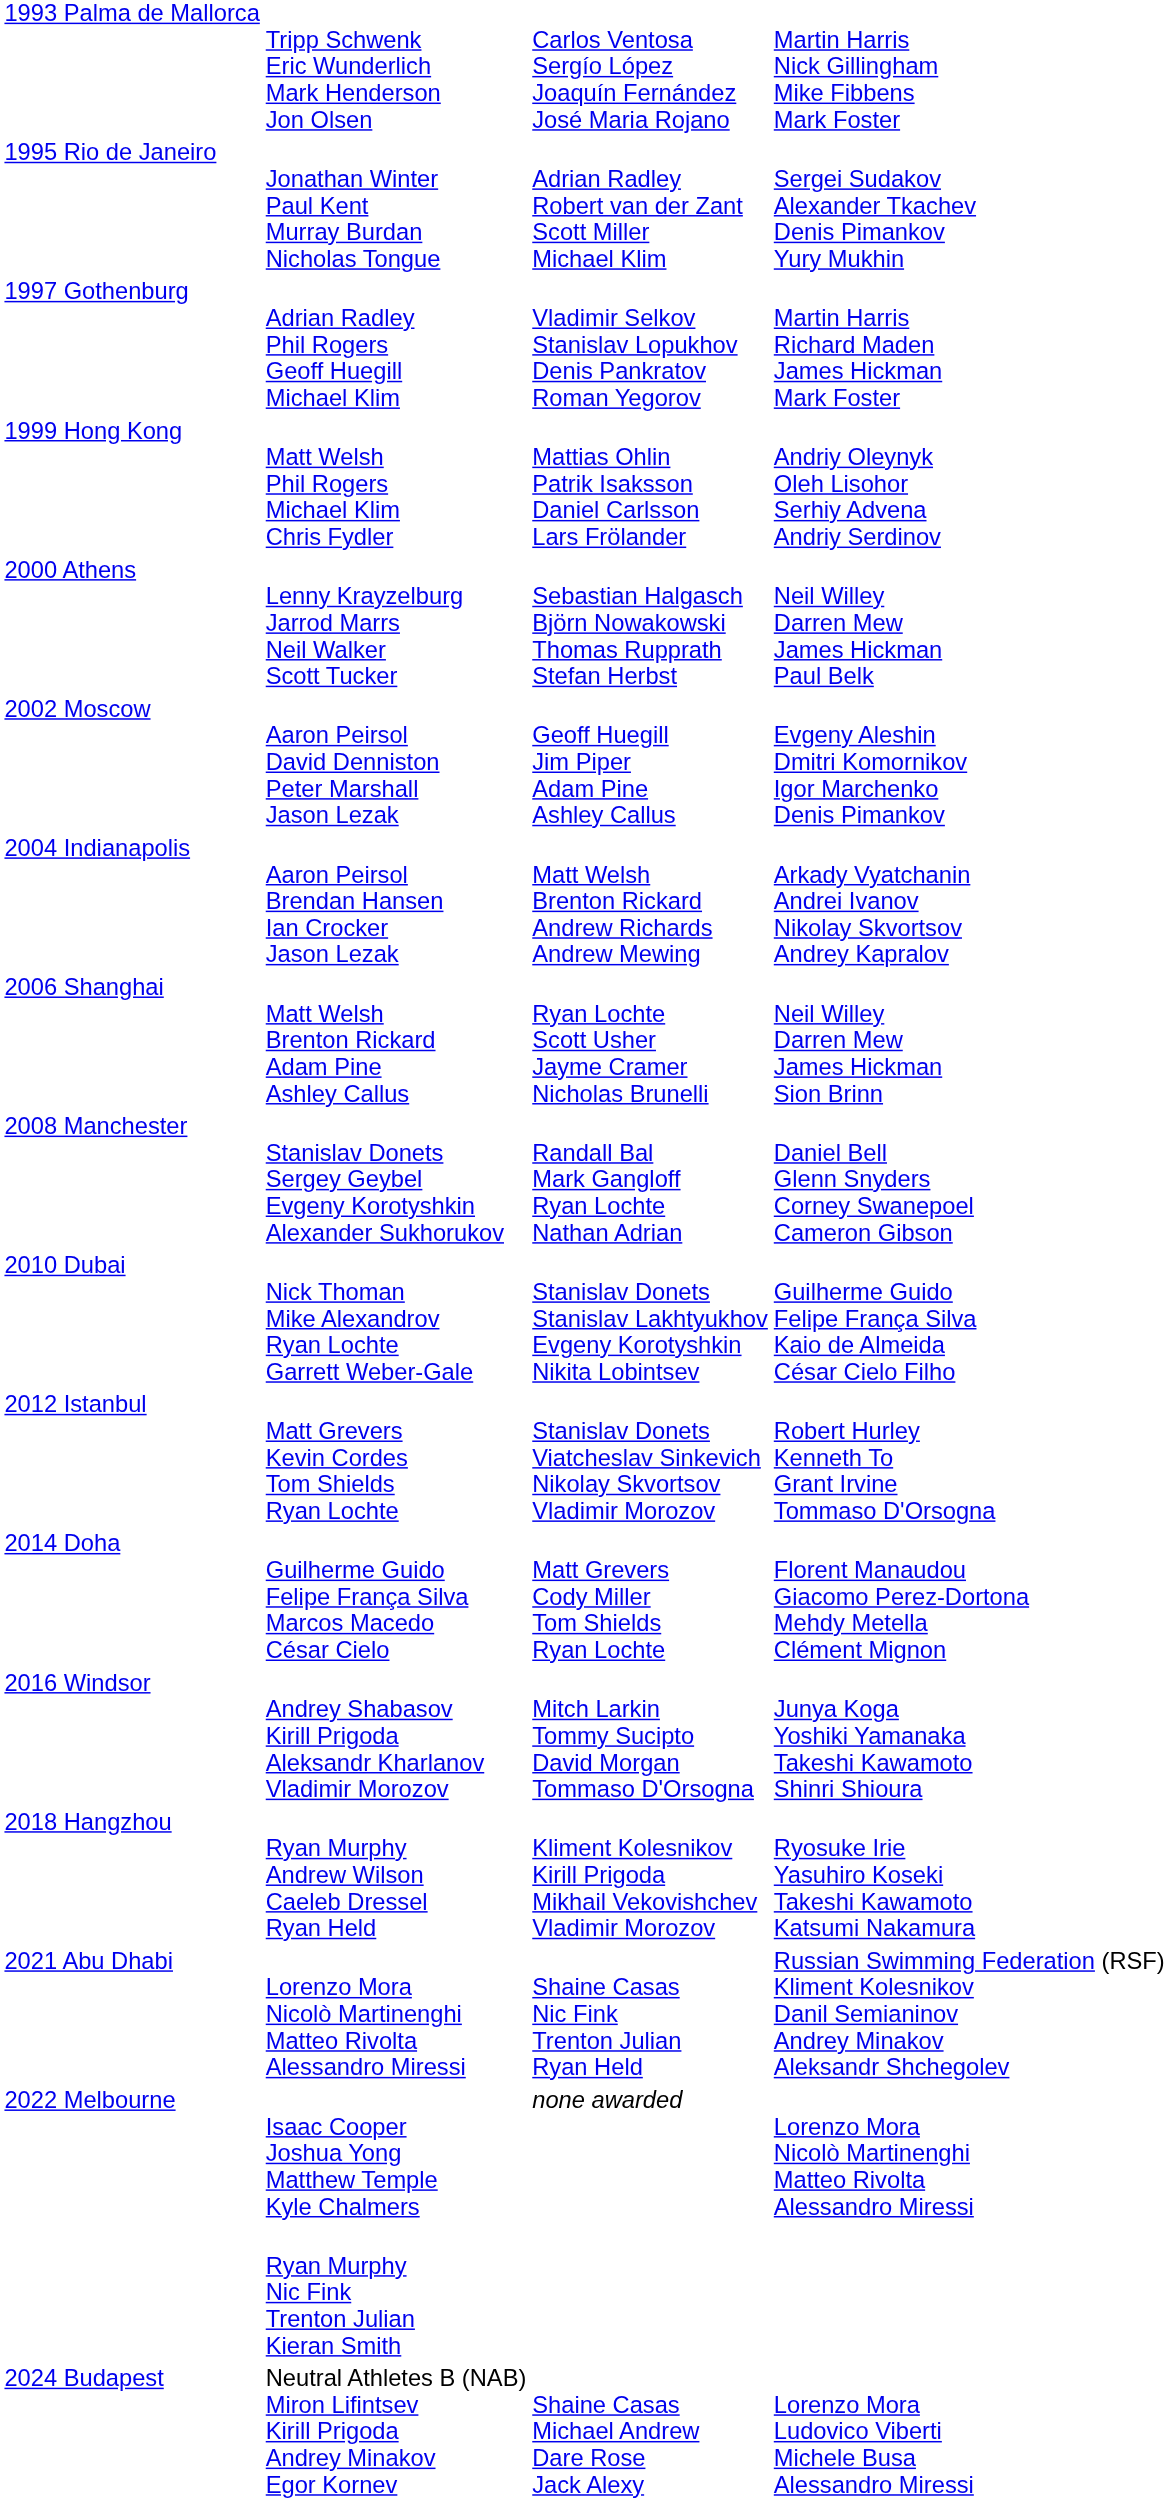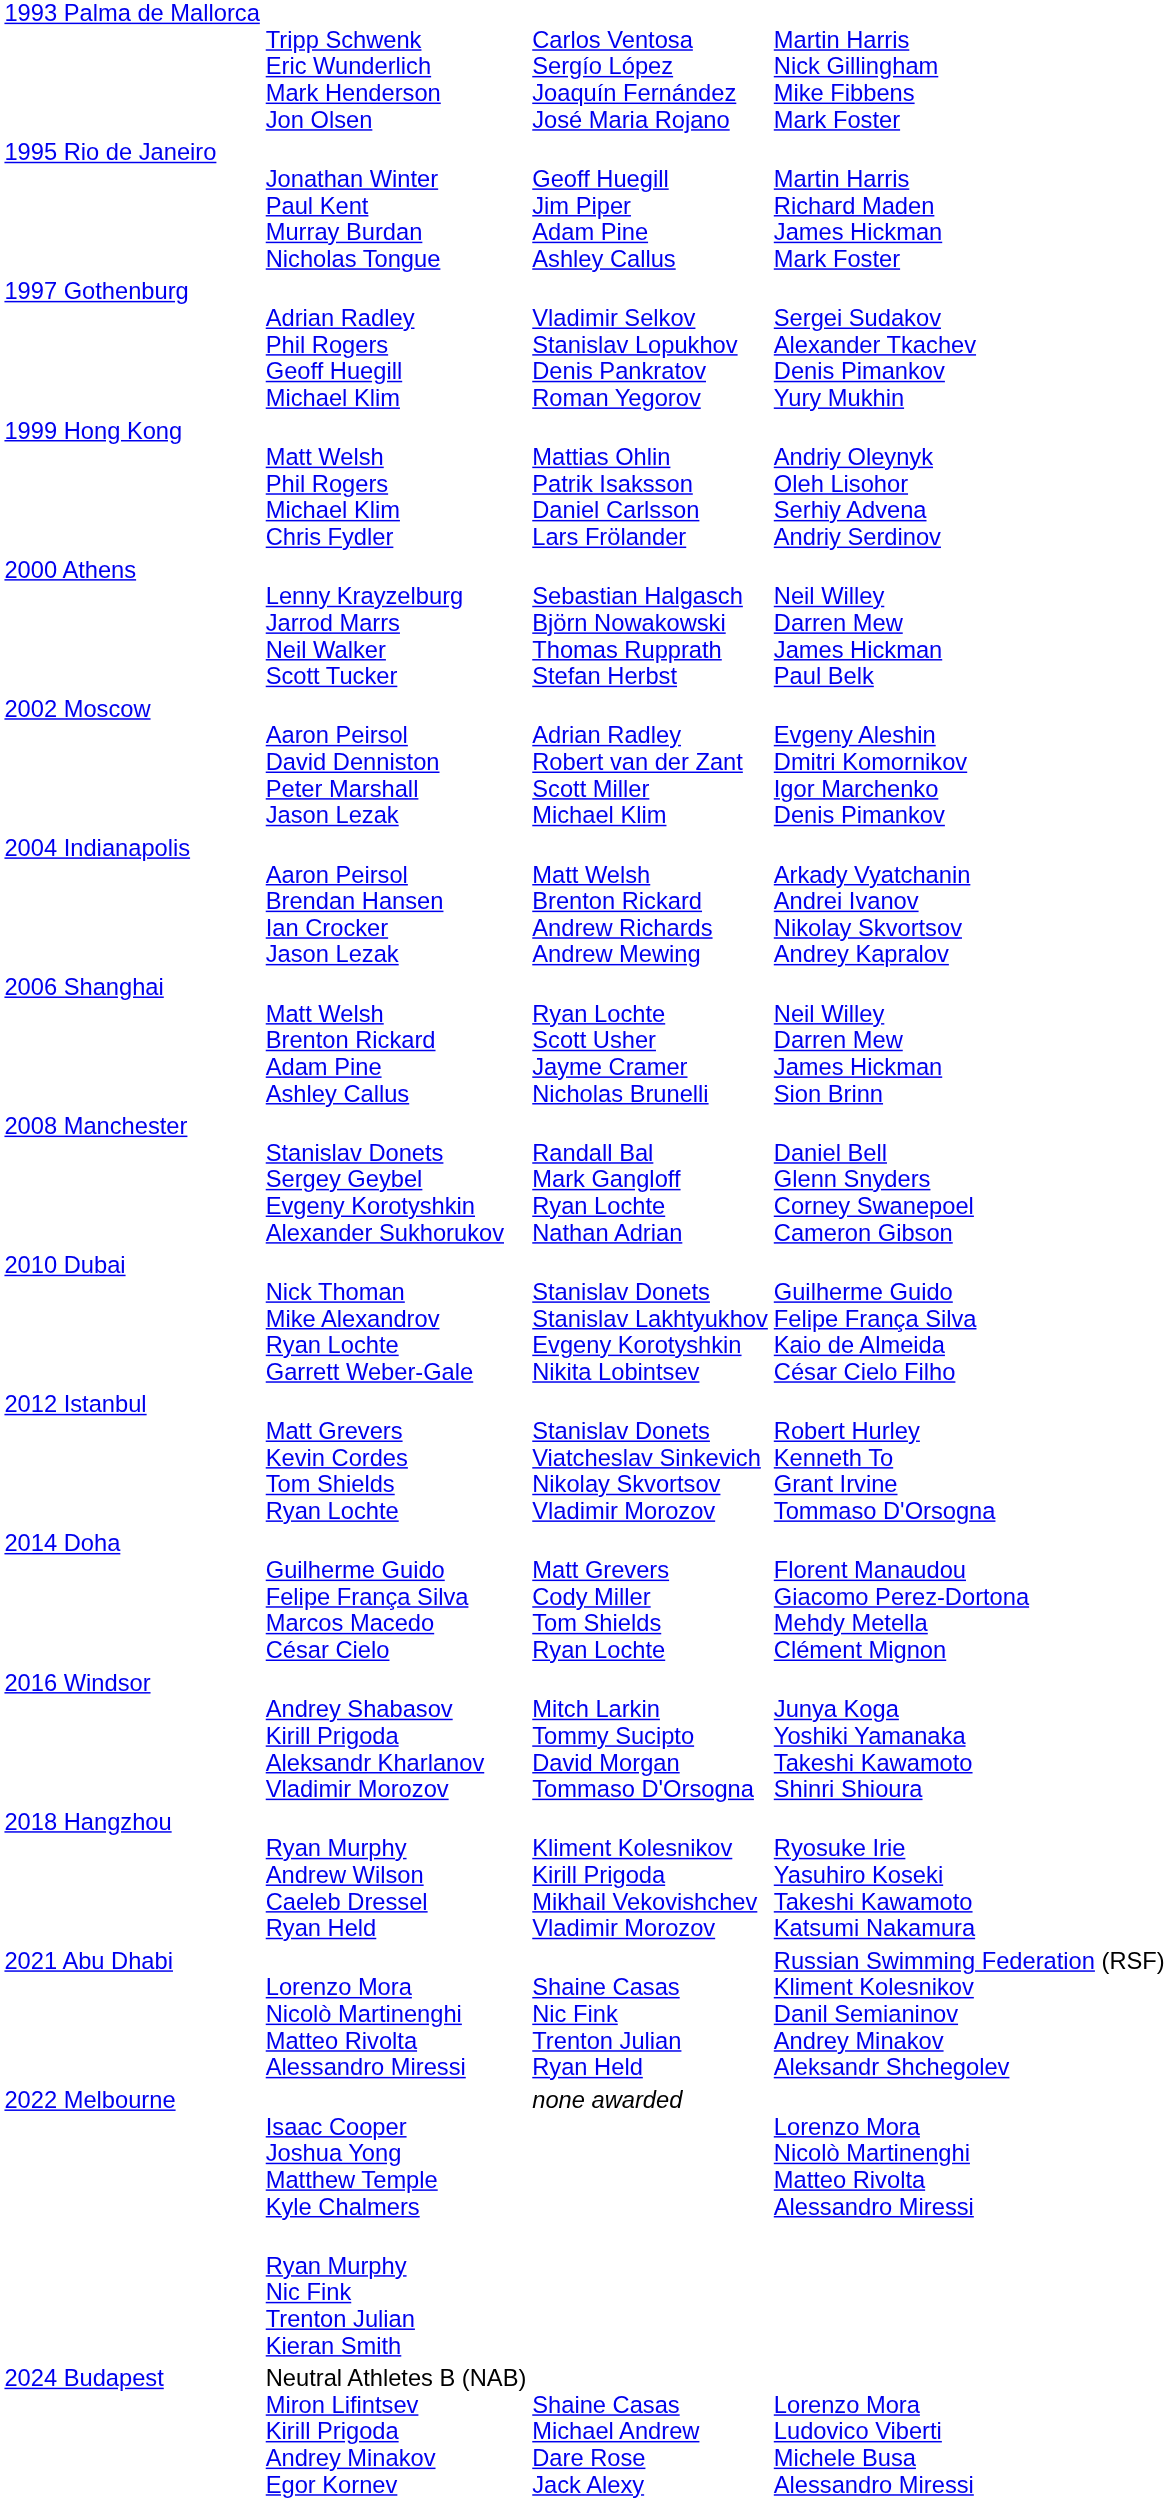(638, 219) Adrian Radley Robert van der Zant Scott Miller Michael Klim -> (604, 219) Geoff Huegill Jim Piper Adam Pine Ashley Callus
(875, 219) Sergei Sudakov Alexander Tkachev Denis Pimankov Yury Mukhin -> (858, 219) Martin Harris Richard Maden James Hickman Mark Foster
(858, 358) Martin Harris Richard Maden James Hickman Mark Foster -> (875, 358) Sergei Sudakov Alexander Tkachev Denis Pimankov Yury Mukhin
(604, 775) Geoff Huegill Jim Piper Adam Pine Ashley Callus -> (638, 775) Adrian Radley Robert van der Zant Scott Miller Michael Klim
